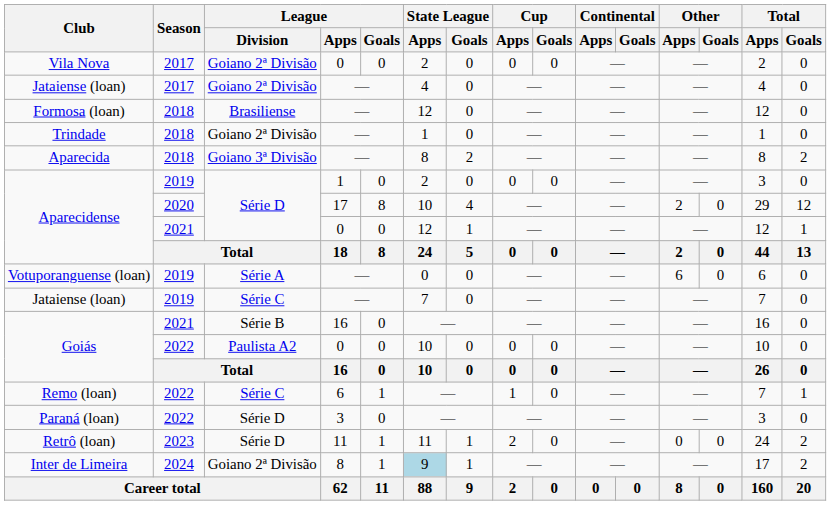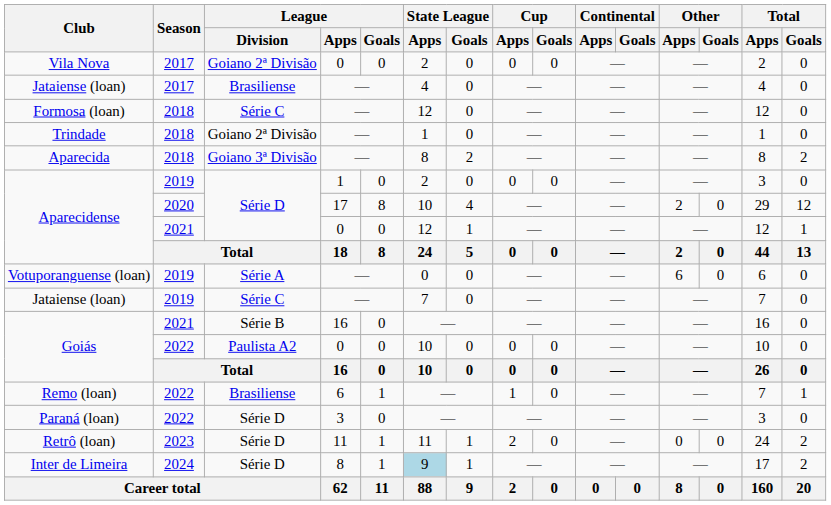(262, 87) Goiano 2ª Divisão -> (262, 87) Brasiliense
(262, 110) Brasiliense -> (262, 110) Série C
(262, 393) Série C -> (262, 393) Brasiliense
(262, 464) Goiano 2ª Divisão -> (262, 464) Série D
